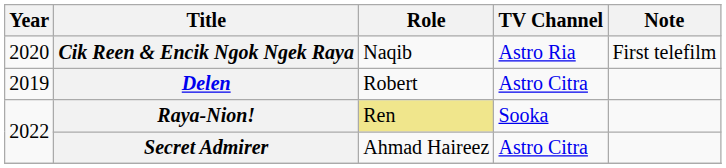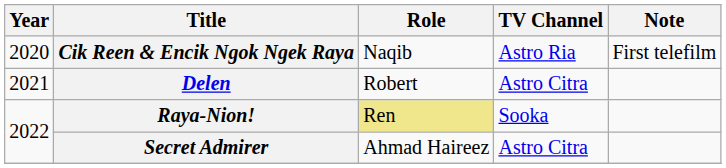(29, 83) 2019 -> (29, 83) 2021
